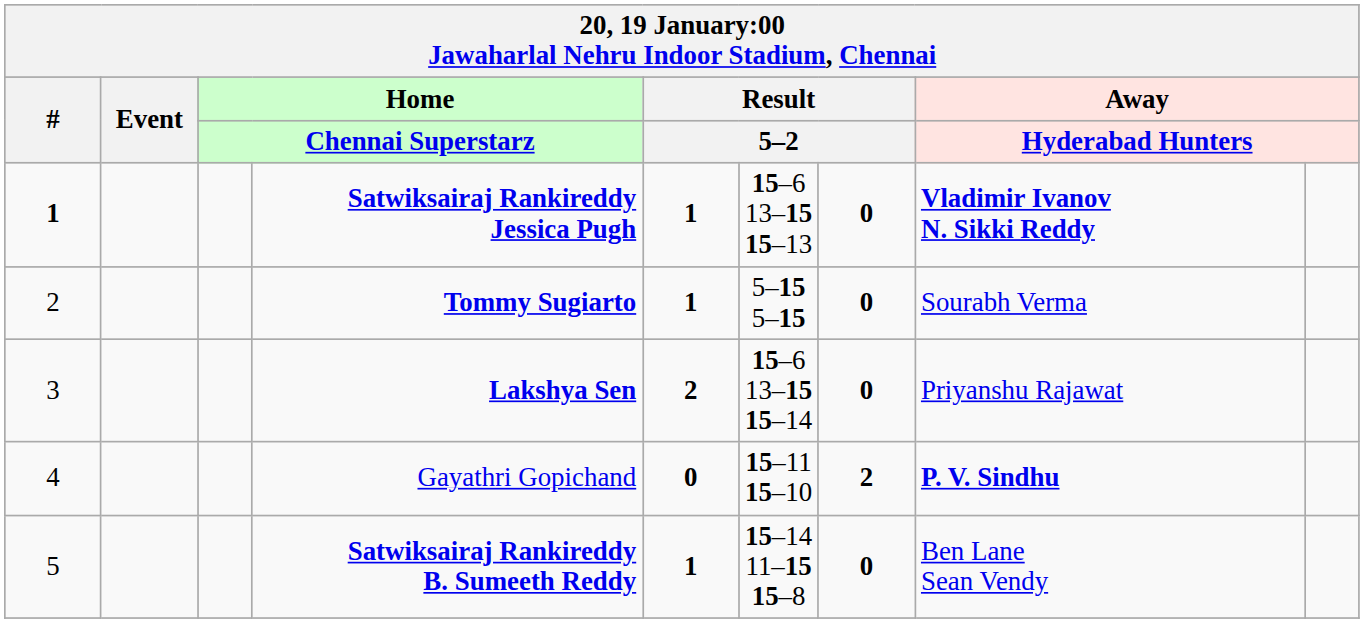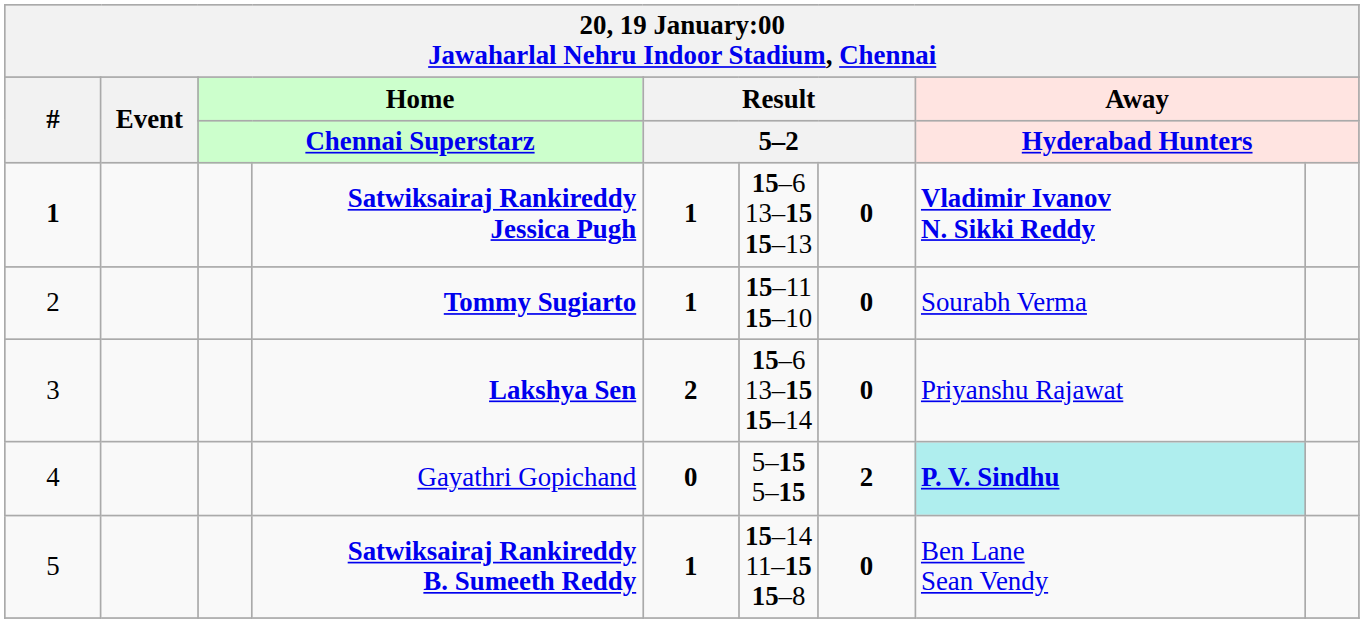(779, 302) 5–15 5–15 -> (779, 302) 15–11 15–10
(779, 478) 15–11 15–10 -> (779, 478) 5–15 5–15
(990, 478) no background -> (990, 478) paleturquoise background
